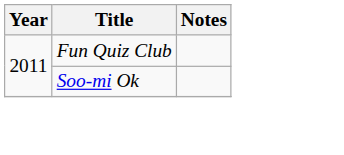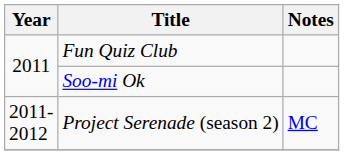+ row: (171, 122)
